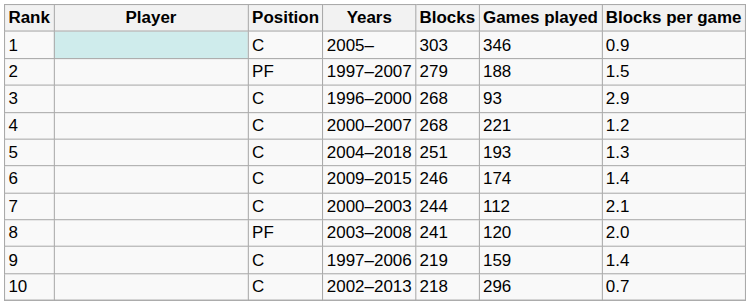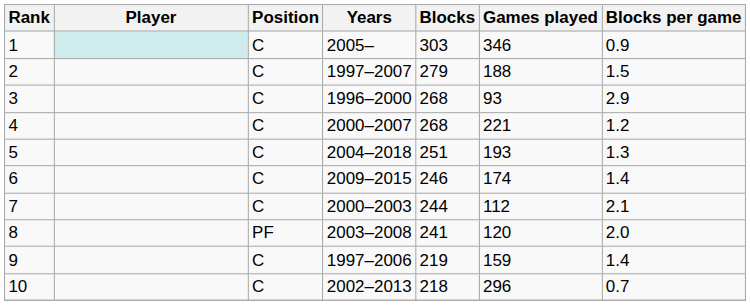(263, 71) PF -> (258, 71) C
